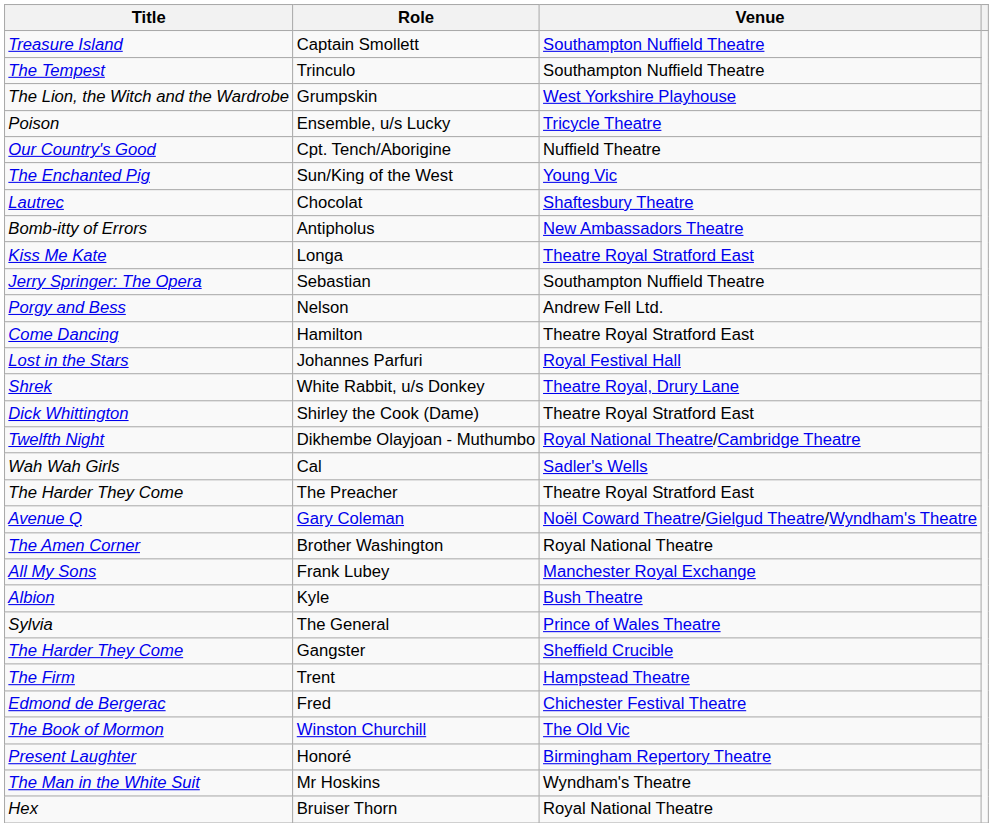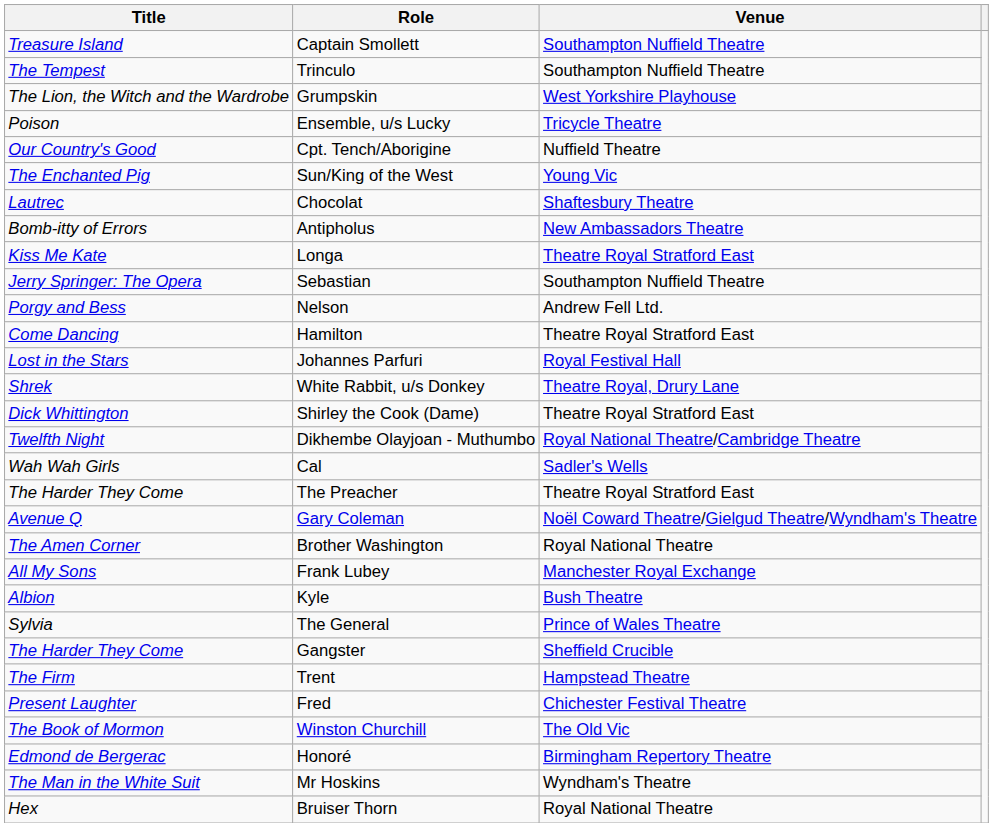(87, 703) Edmond de Bergerac -> (72, 703) Present Laughter
(72, 756) Present Laughter -> (87, 756) Edmond de Bergerac
